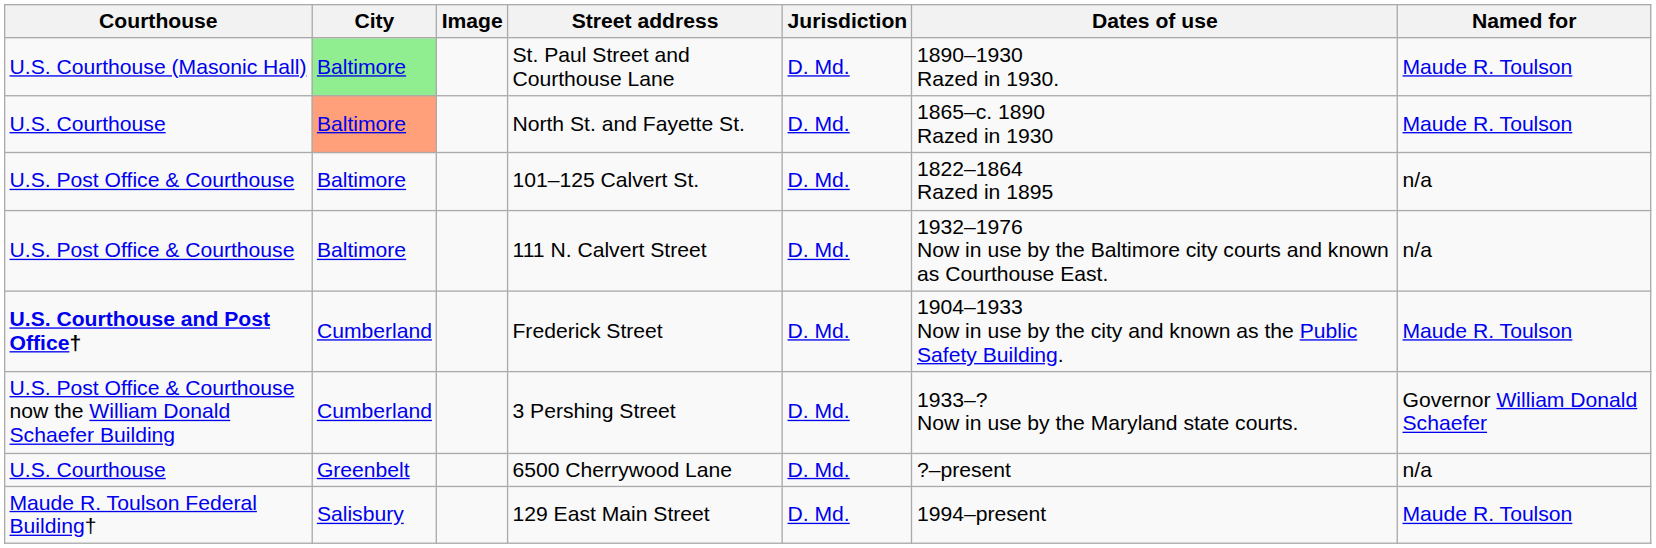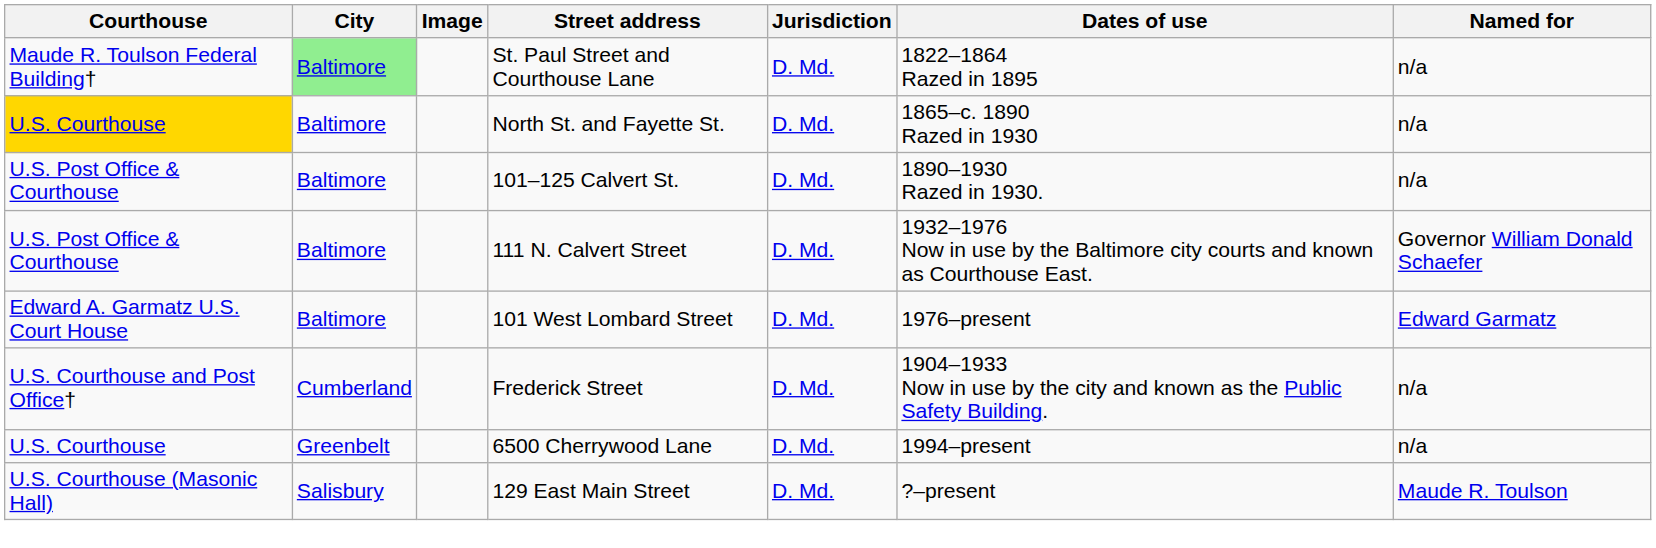(158, 66) U.S. Courthouse (Masonic Hall) -> (133, 66) Maude R. Toulson Federal Building†
(988, 66) 1890–1930 Razed in 1930. -> (970, 66) 1822–1864 Razed in 1895
(1487, 66) Maude R. Toulson -> (1413, 66) n/a
(88, 123) no background -> (88, 123) gold background
(362, 123) lightsalmon background -> (341, 123) no background
(1487, 123) Maude R. Toulson -> (1413, 123) n/a
(985, 181) 1822–1864 Razed in 1895 -> (972, 181) 1890–1930 Razed in 1930.
(1417, 250) n/a -> (1515, 250) Governor William Donald Schaefer
+ row: (613, 319)
(140, 331) bold -> (132, 388) normal
(1487, 331) Maude R. Toulson -> (1413, 388) n/a
- row: (594, 412)
(964, 469) ?–present -> (966, 445) 1994–present
(133, 514) Maude R. Toulson Federal Building† -> (133, 491) U.S. Courthouse (Masonic Hall)
(982, 514) 1994–present -> (948, 491) ?–present
